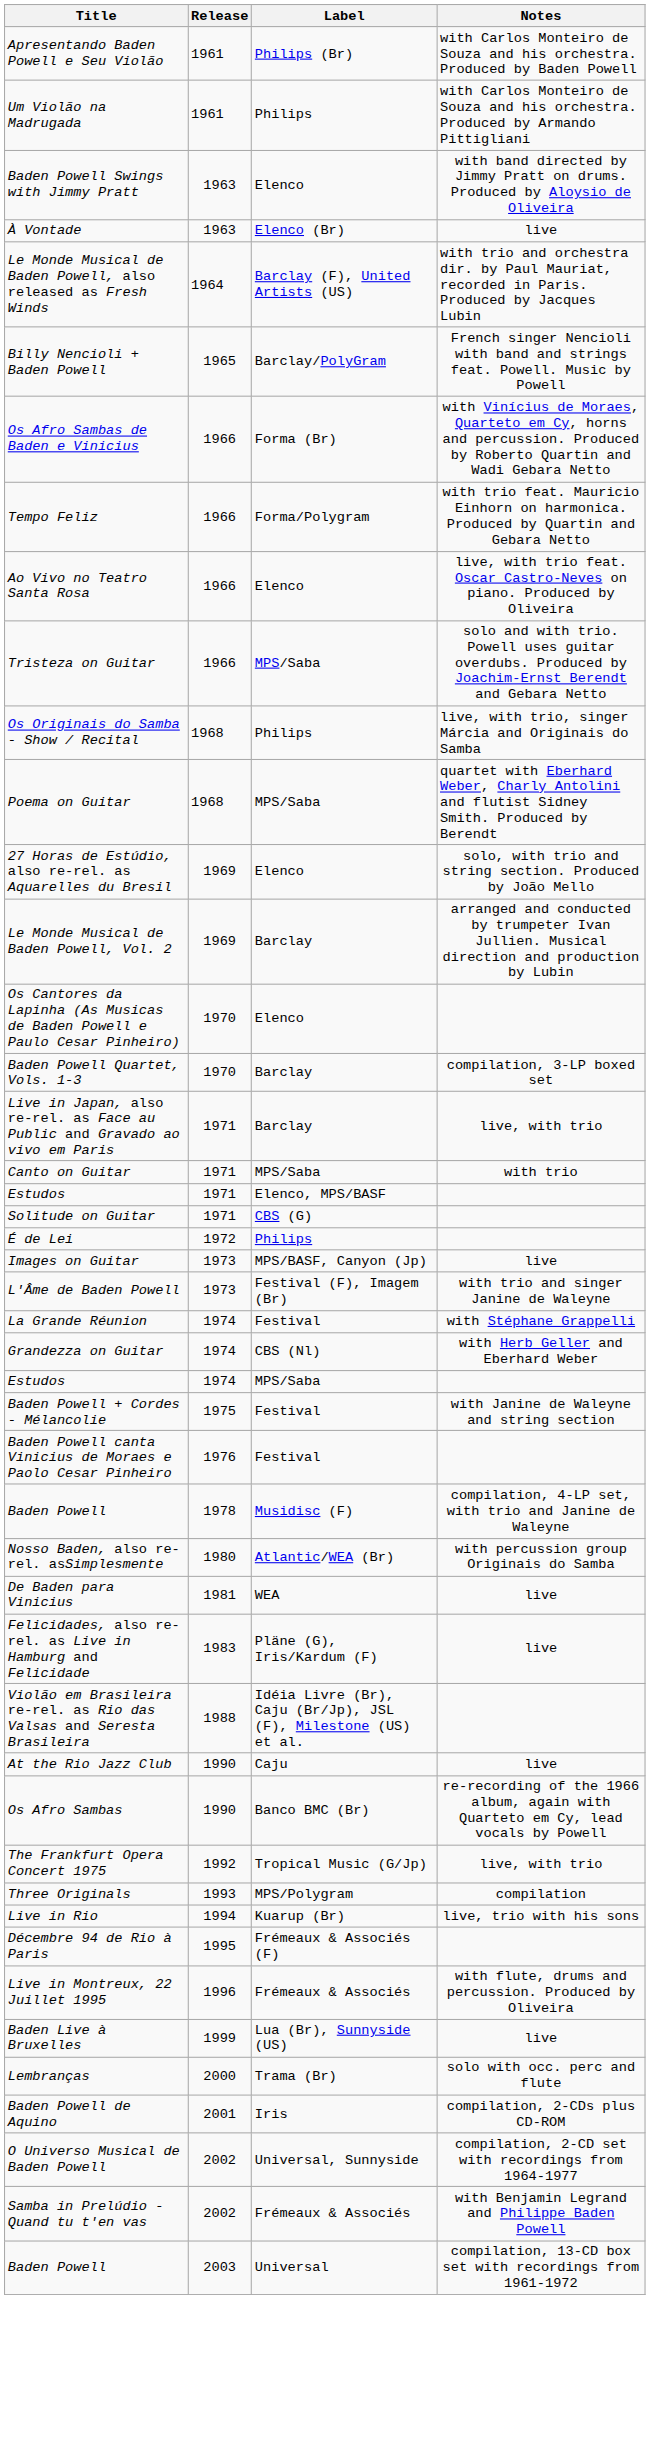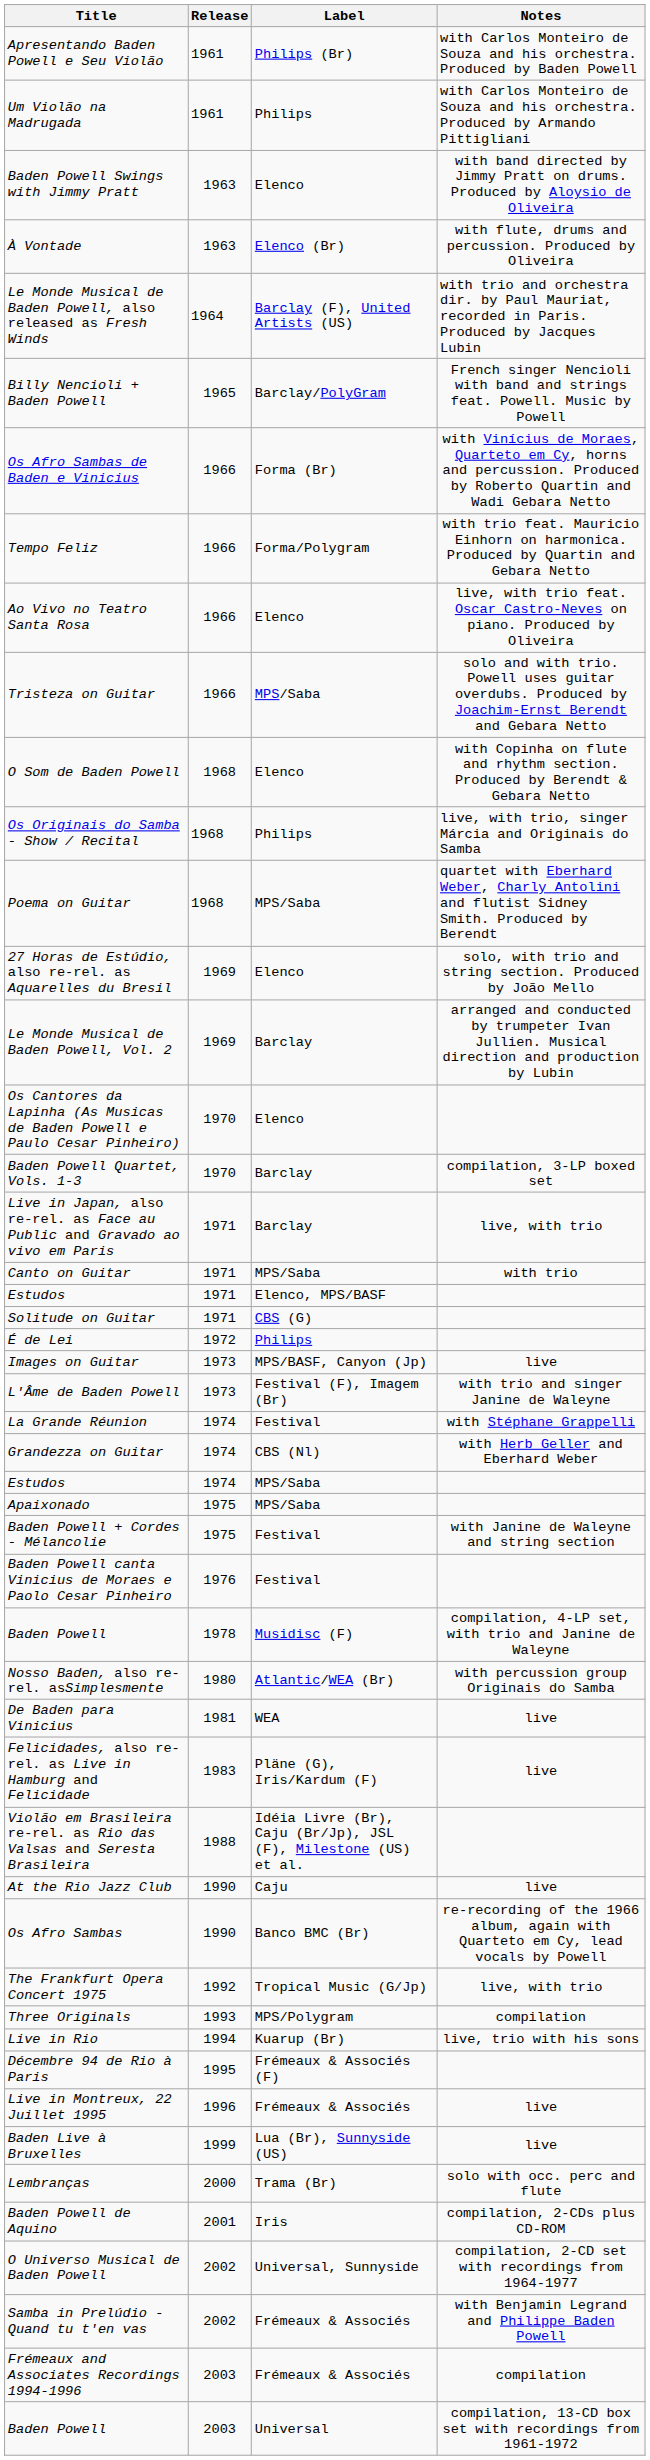(541, 231) live -> (541, 246) with flute, drums and percussion. Produced by Oliveira
+ row: (94, 772)
+ row: (49, 1505)
(541, 1992) with flute, drums and percussion. Produced by Oliveira -> (541, 2108) live
+ row: (94, 2375)
